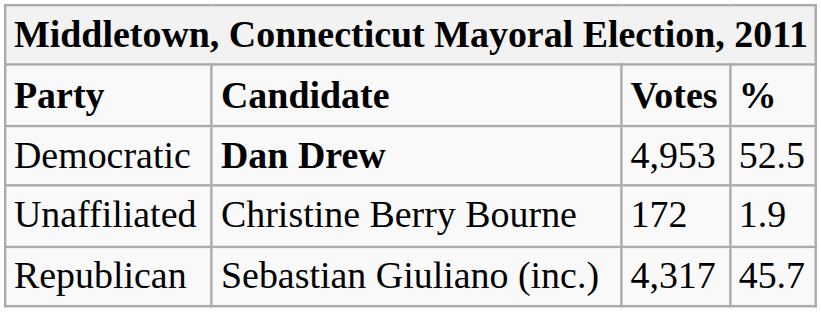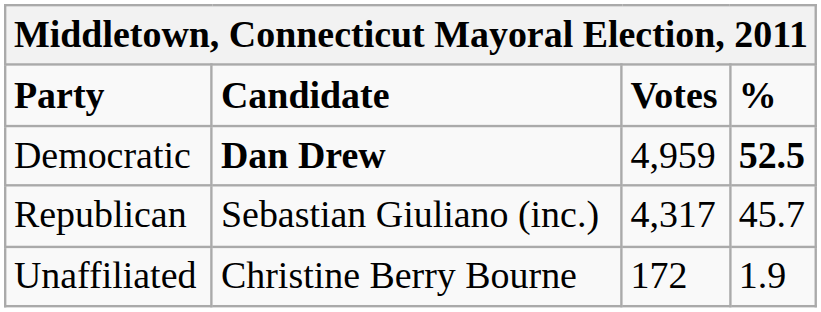(673, 154) 4,953 -> (673, 154) 4,959
(772, 154) normal -> (772, 154) bold
rows swapped: (100, 275) <-> (105, 214)
